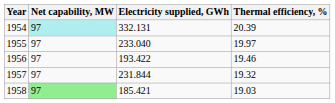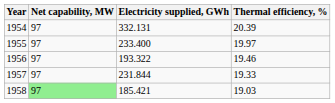(36, 28) paleturquoise background -> (36, 28) no background
(135, 43) 233.040 -> (135, 43) 233.400
(135, 59) 193.422 -> (135, 59) 193.322
(245, 75) 19.32 -> (245, 75) 19.33
